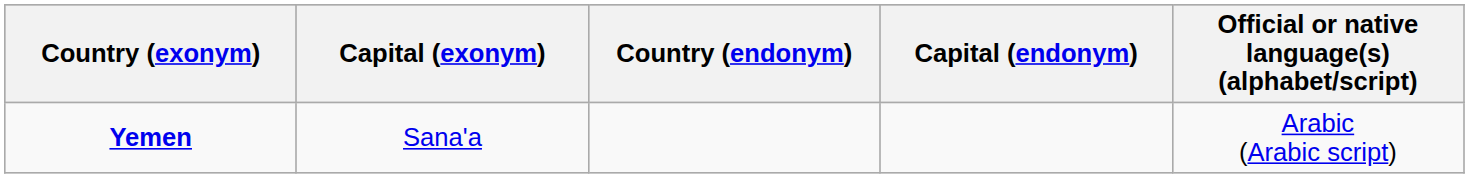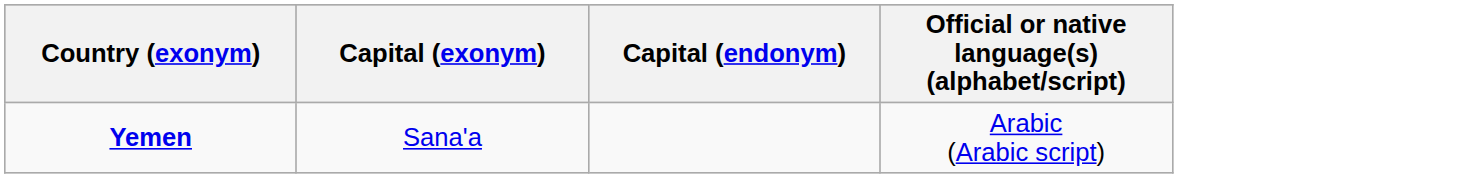- column: (734, 53)
